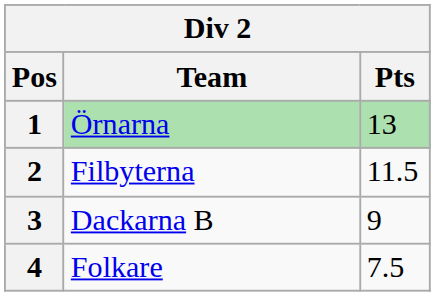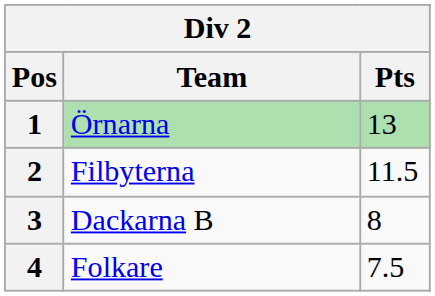(374, 219) 9 -> (374, 219) 8
